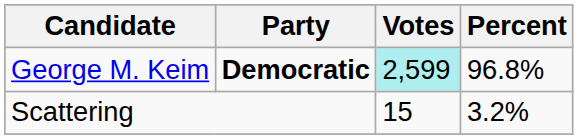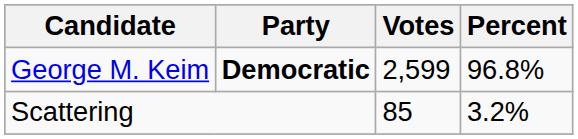(416, 69) paleturquoise background -> (416, 69) no background
(398, 112) 15 -> (398, 112) 85
